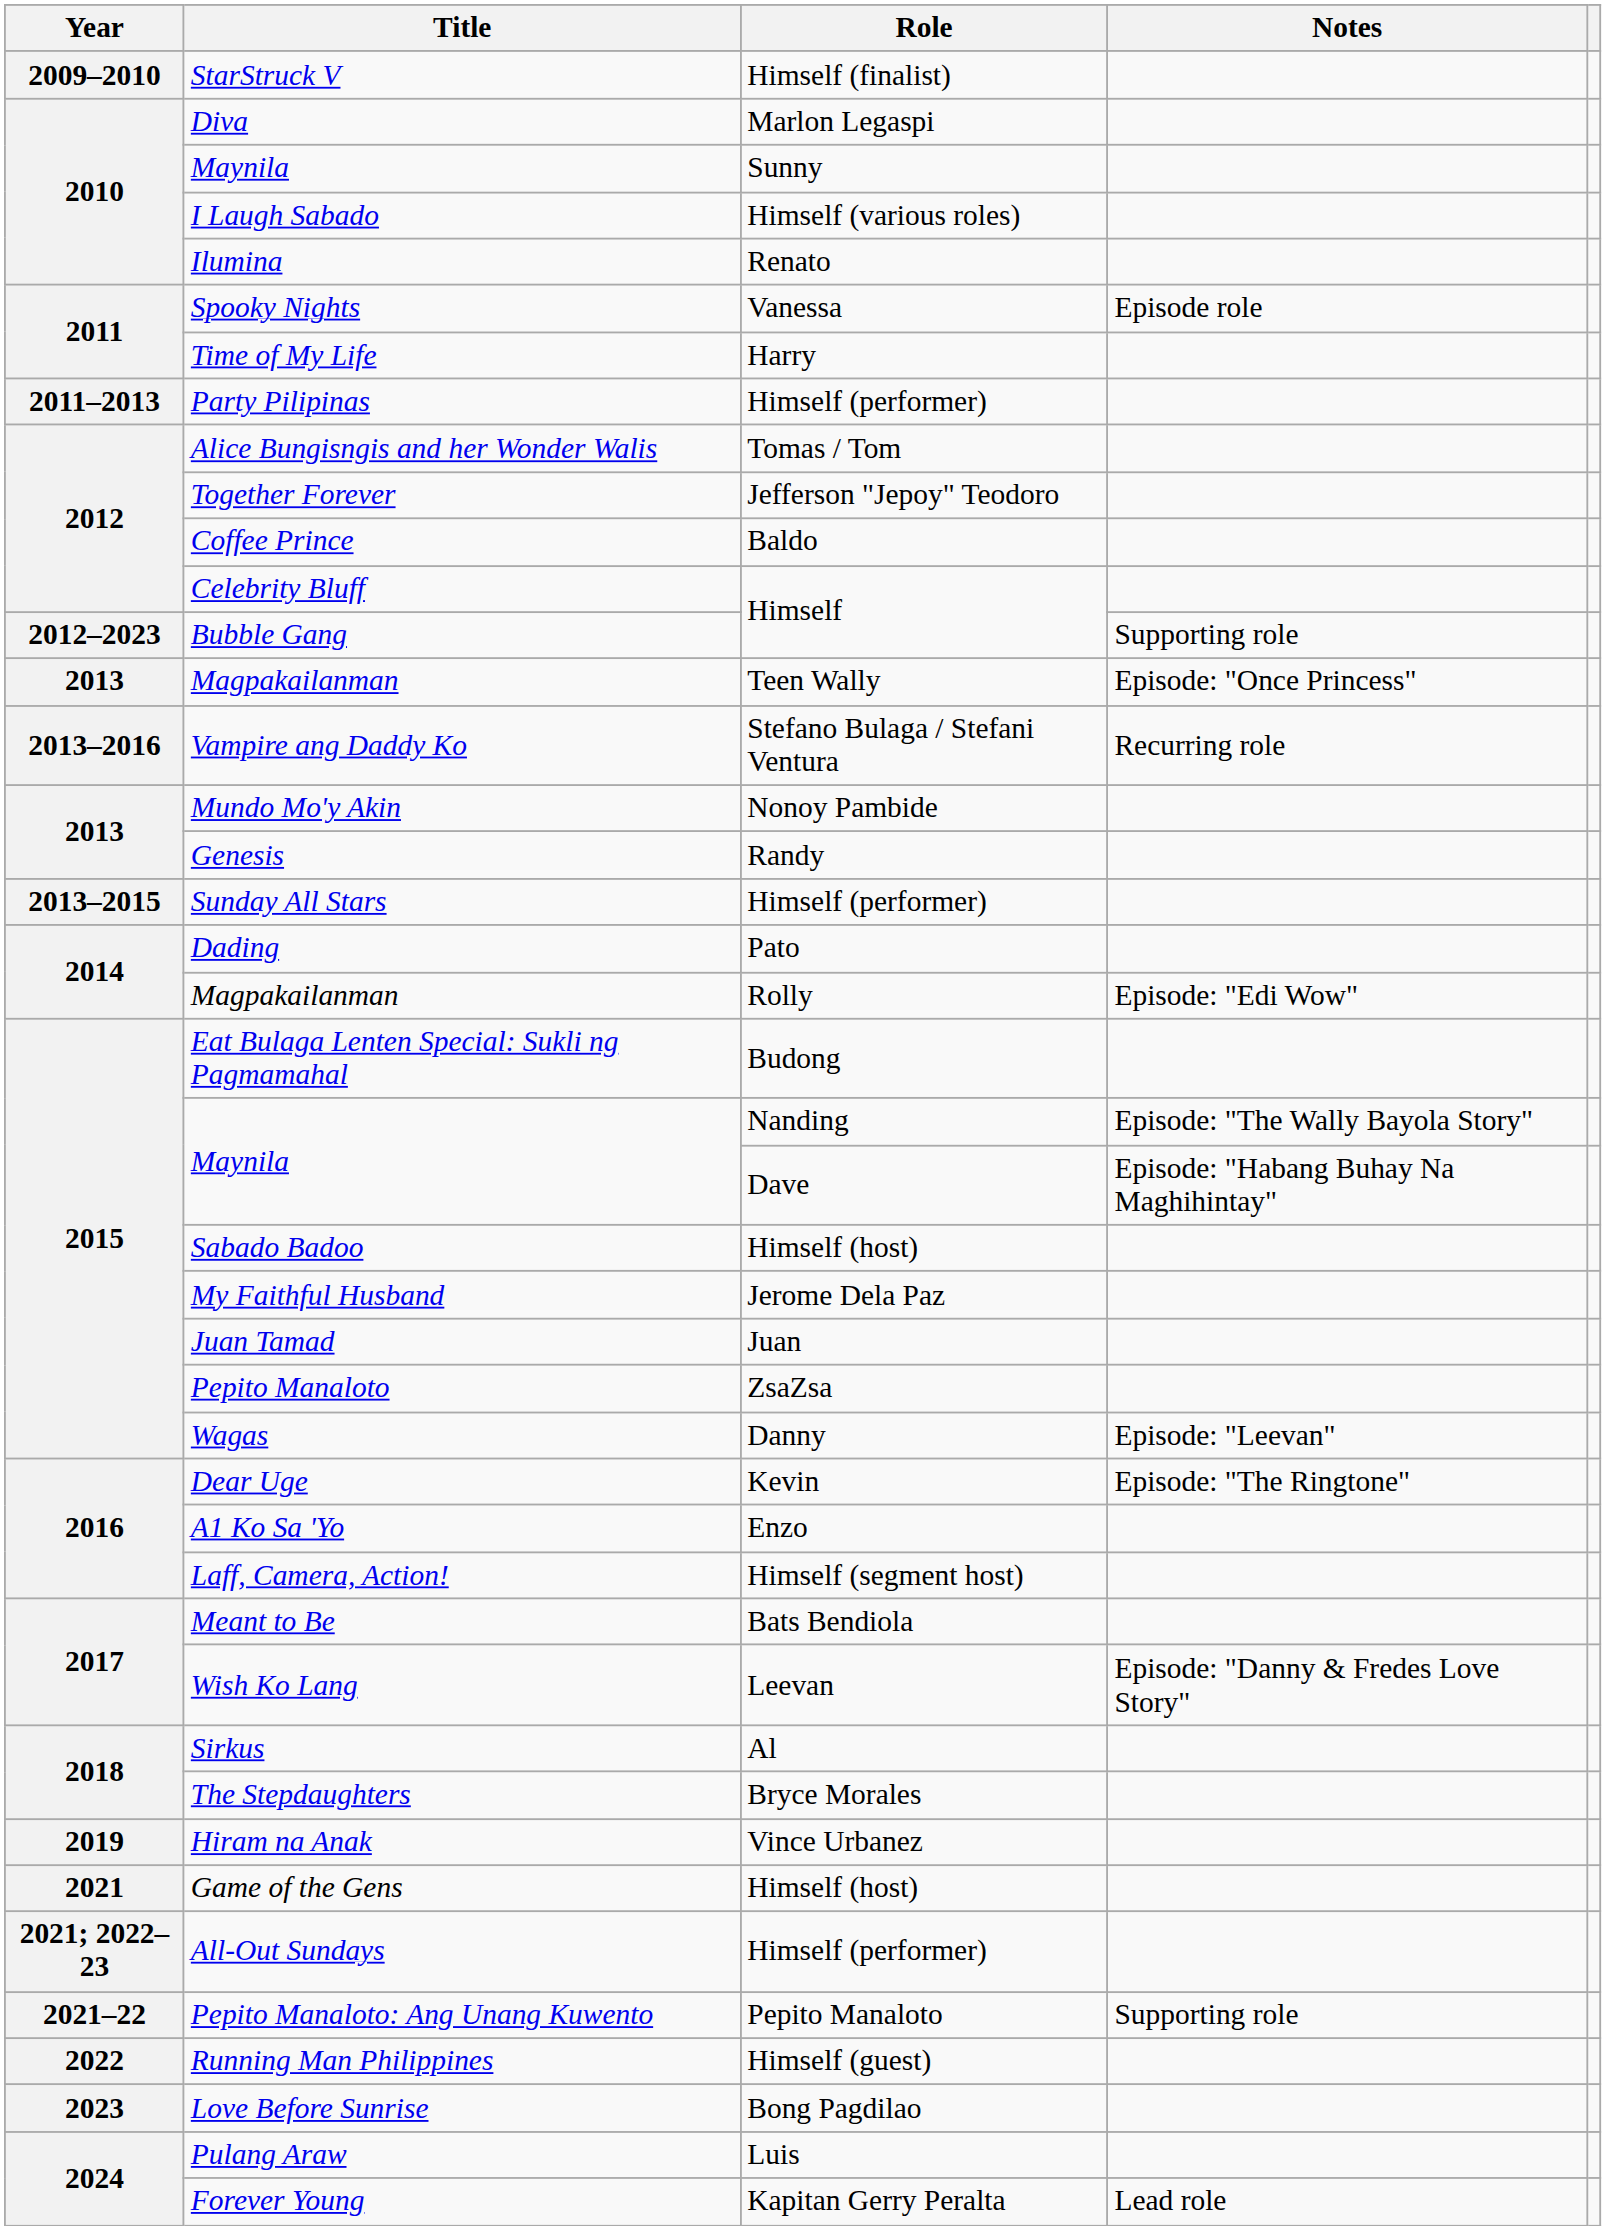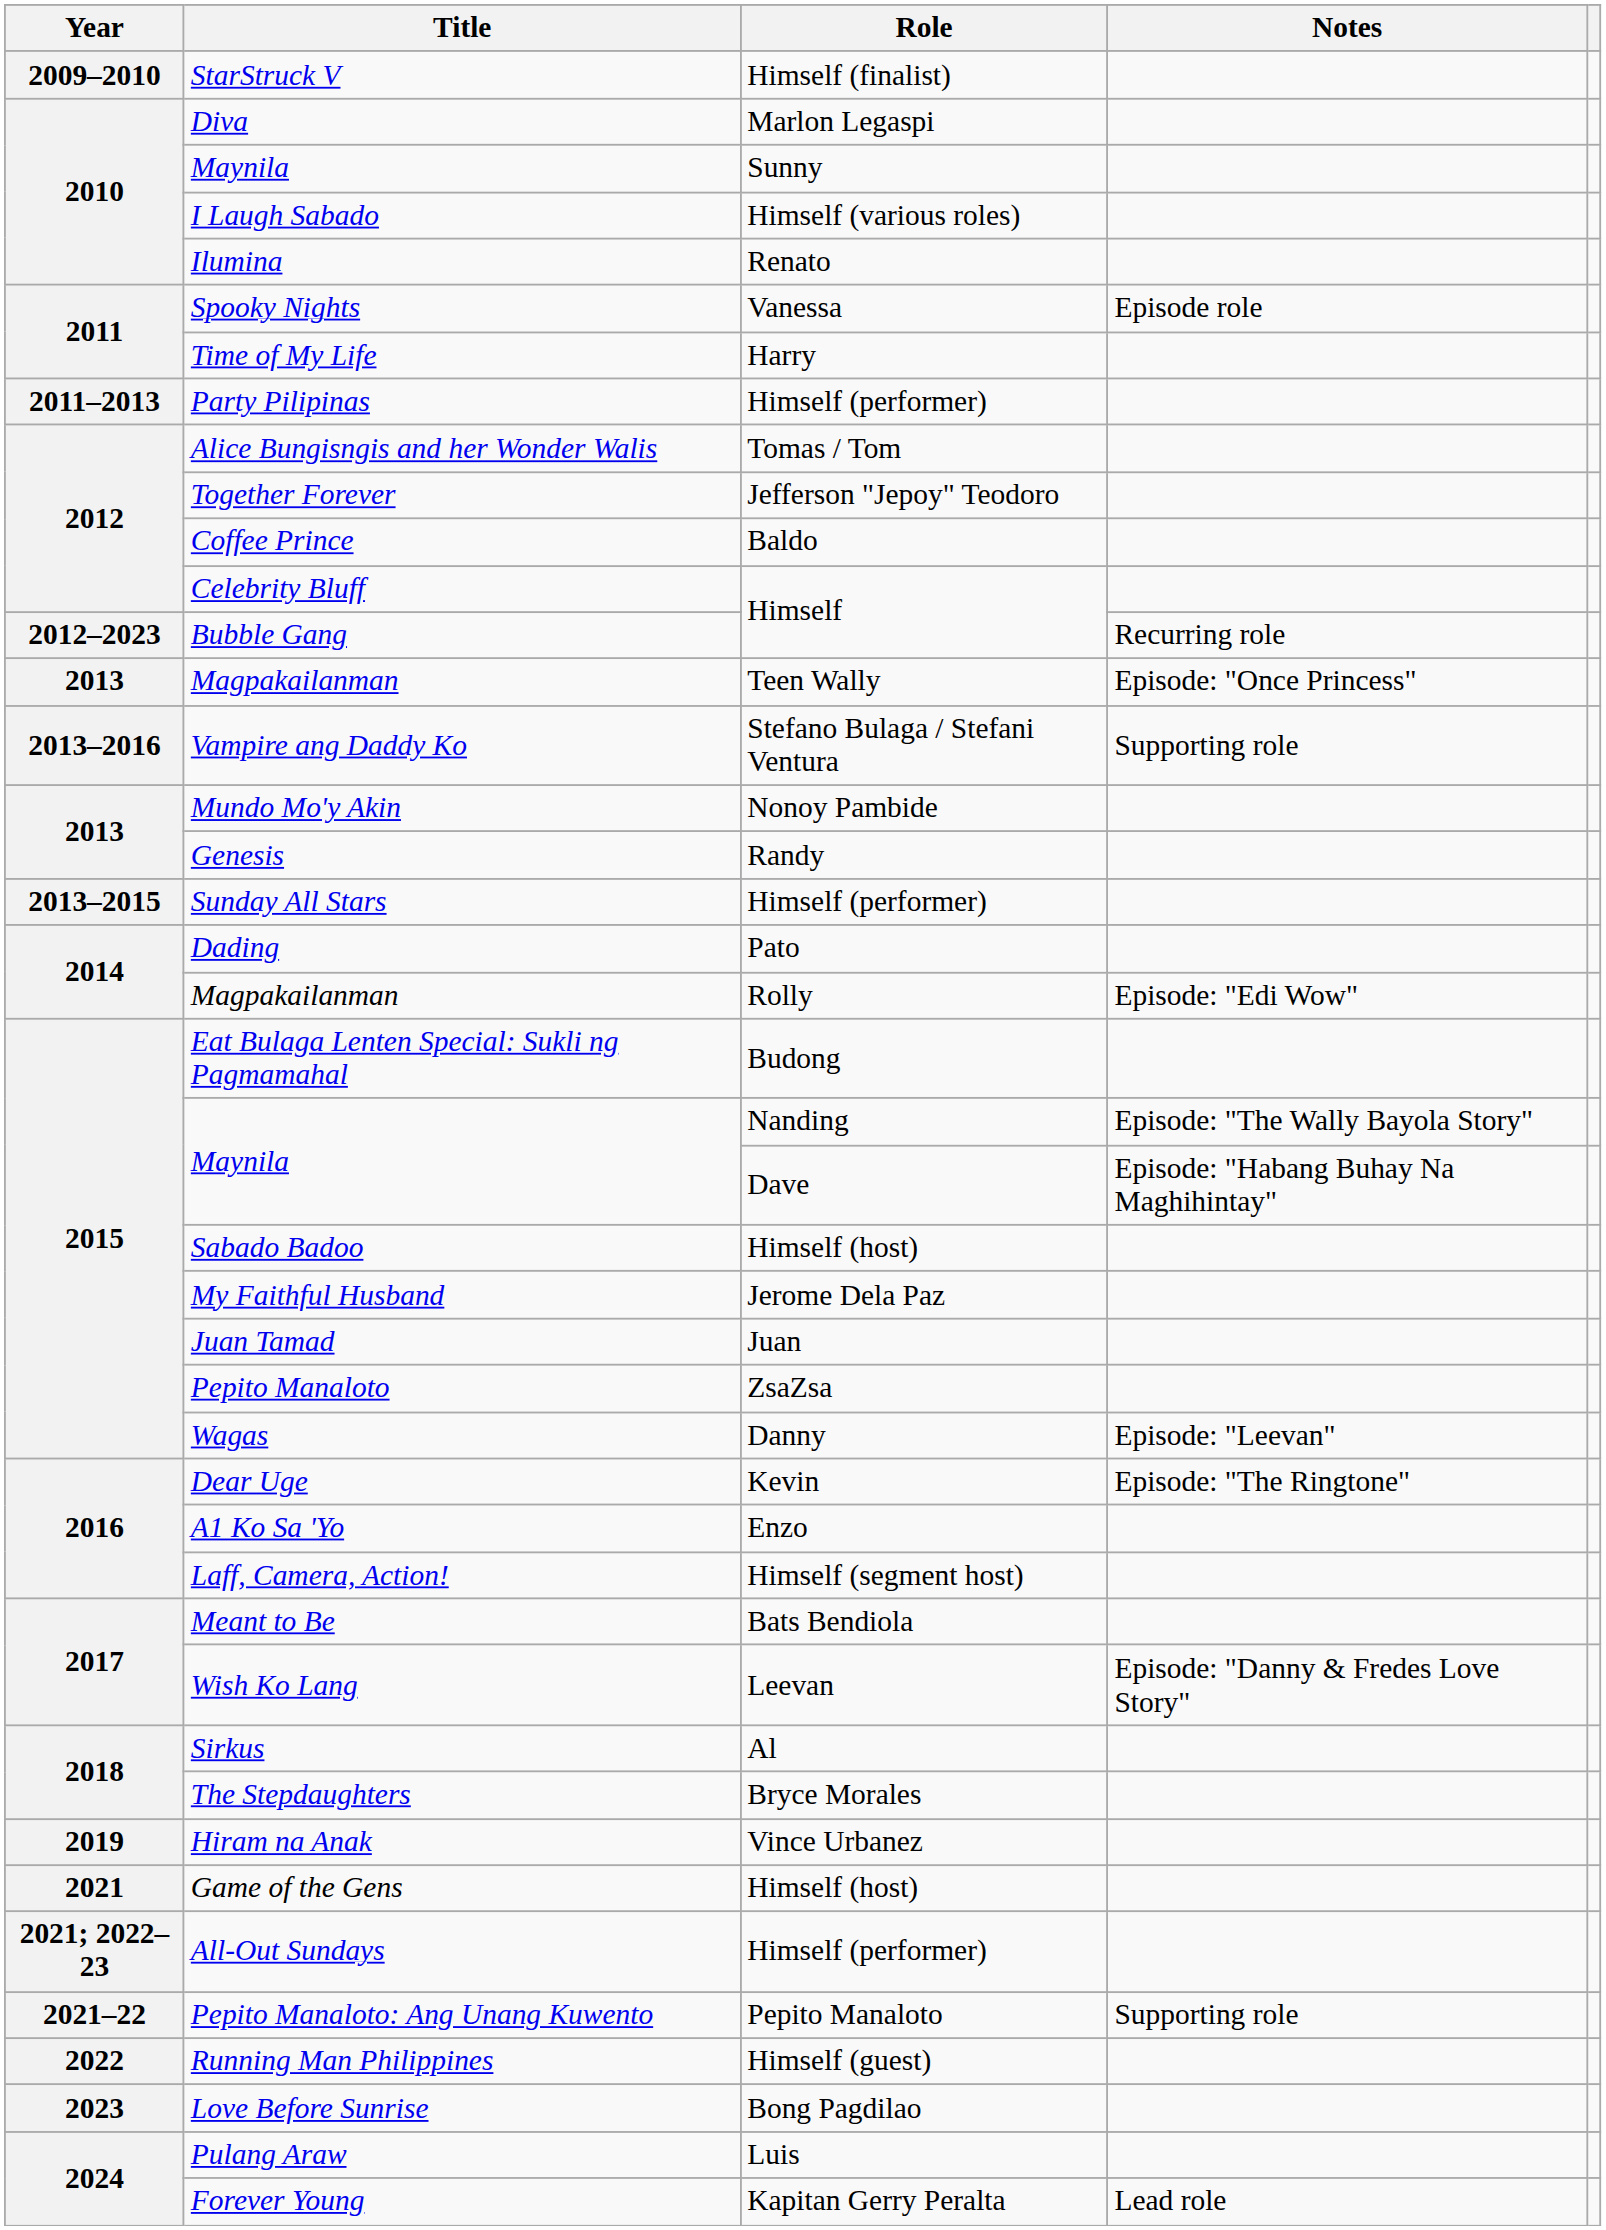(1206, 634) Supporting role -> (1200, 634) Recurring role
(1200, 744) Recurring role -> (1206, 744) Supporting role
